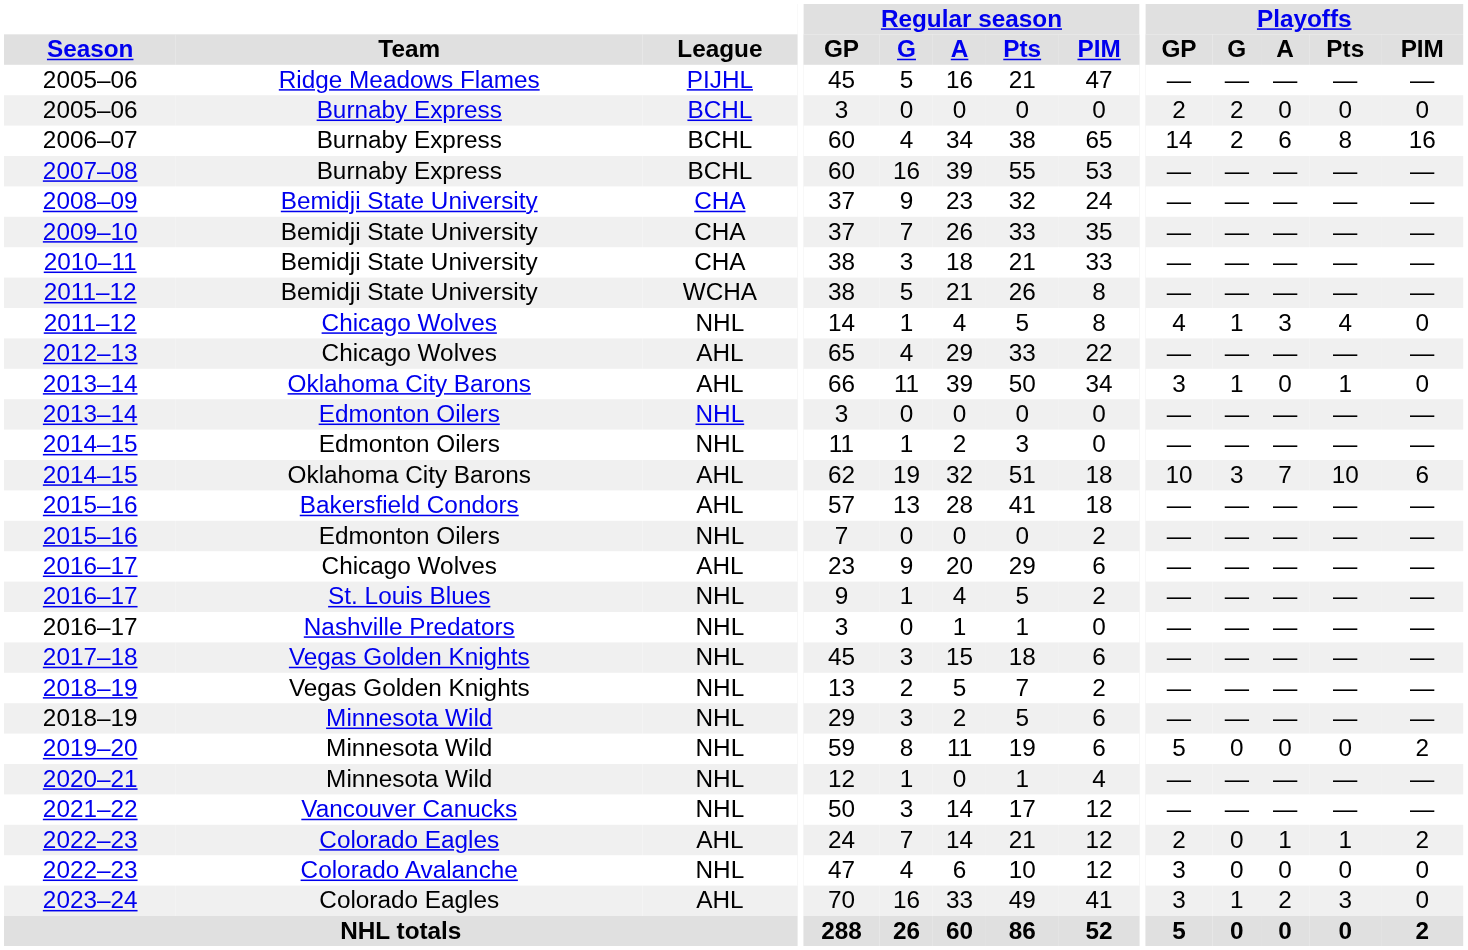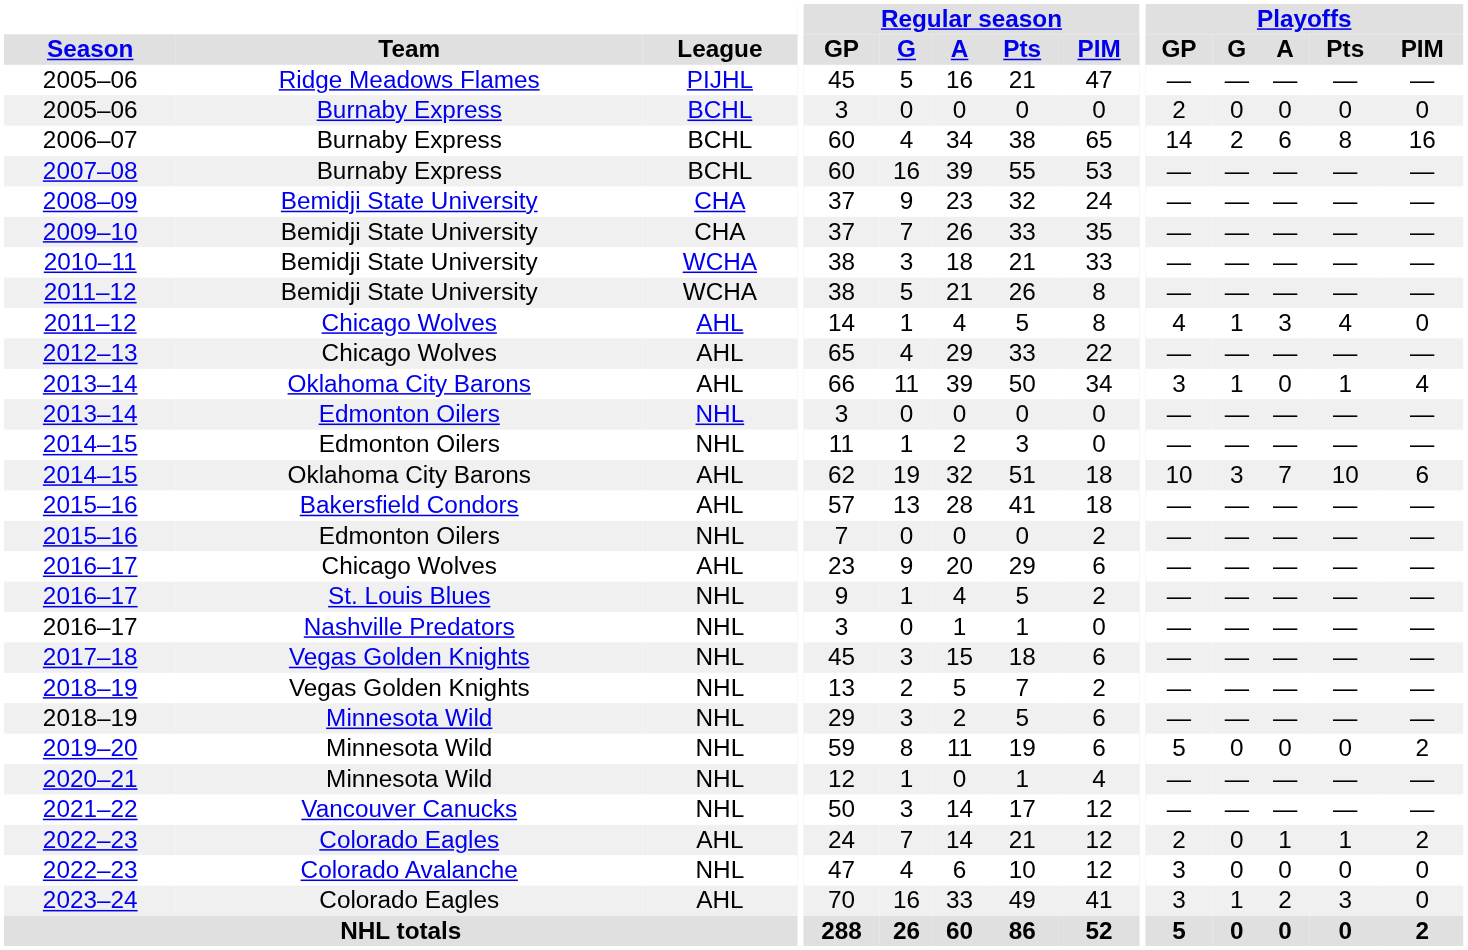(1237, 110) 2 -> (1237, 110) 0
(720, 262) CHA -> (720, 262) WCHA
(720, 322) NHL -> (720, 322) AHL
(1422, 383) 0 -> (1422, 383) 4
